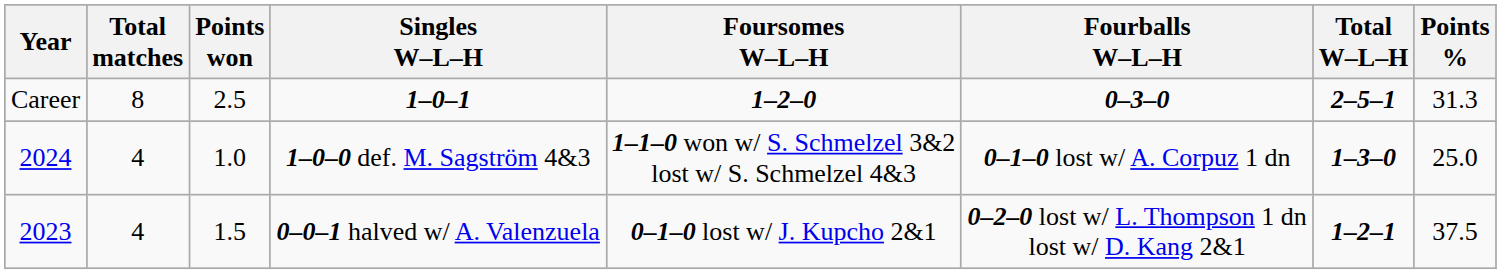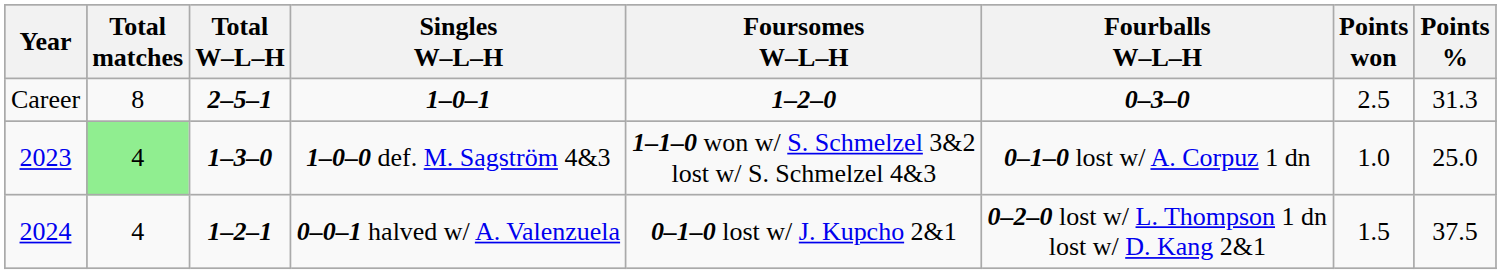columns swapped: (1364, 41) <-> (230, 41)
(45, 157) 2024 -> (45, 157) 2023
(138, 157) no background -> (138, 157) lightgreen background
(45, 231) 2023 -> (45, 231) 2024
